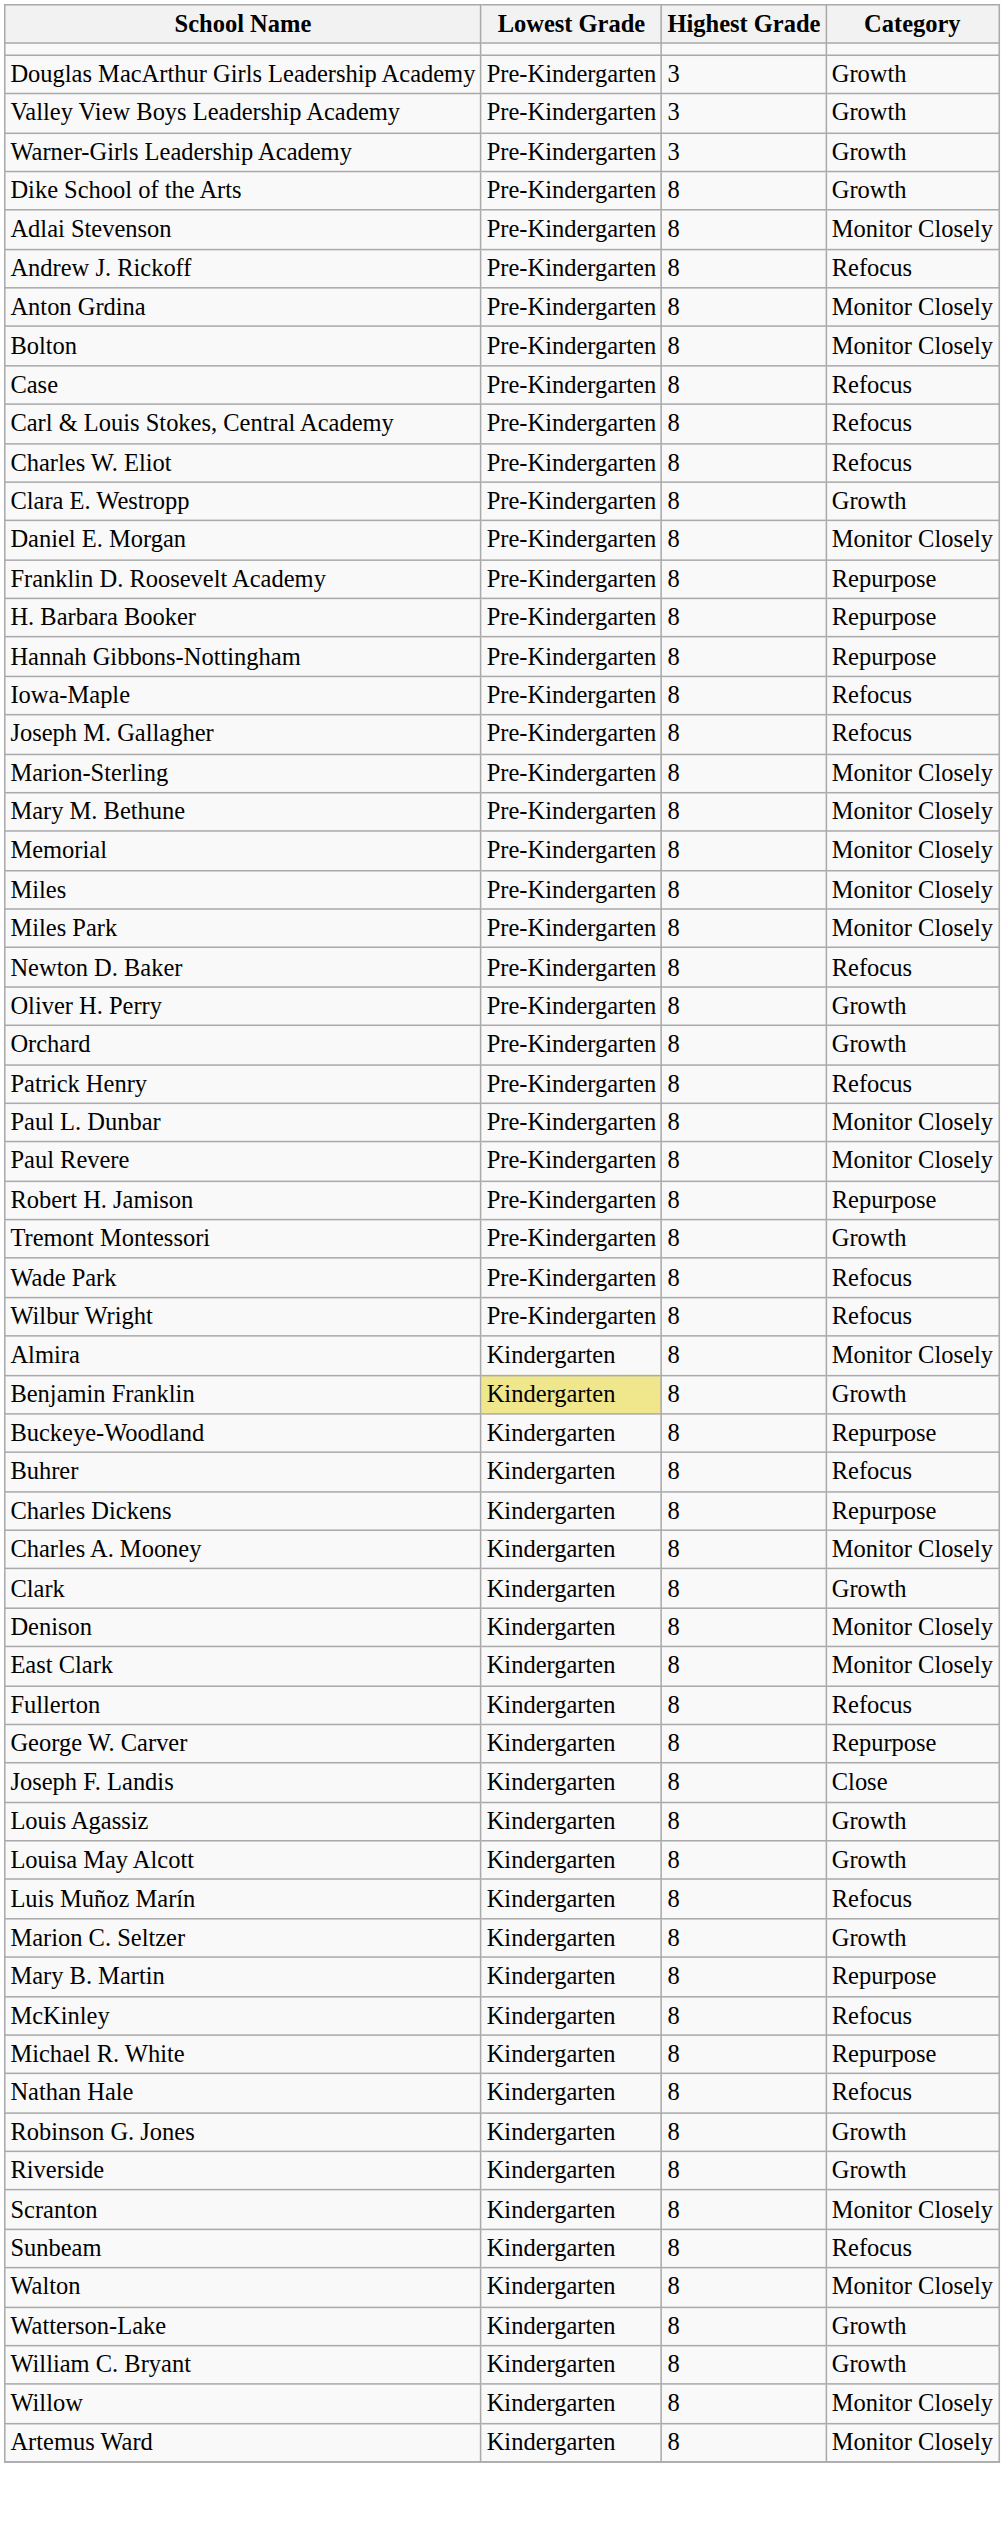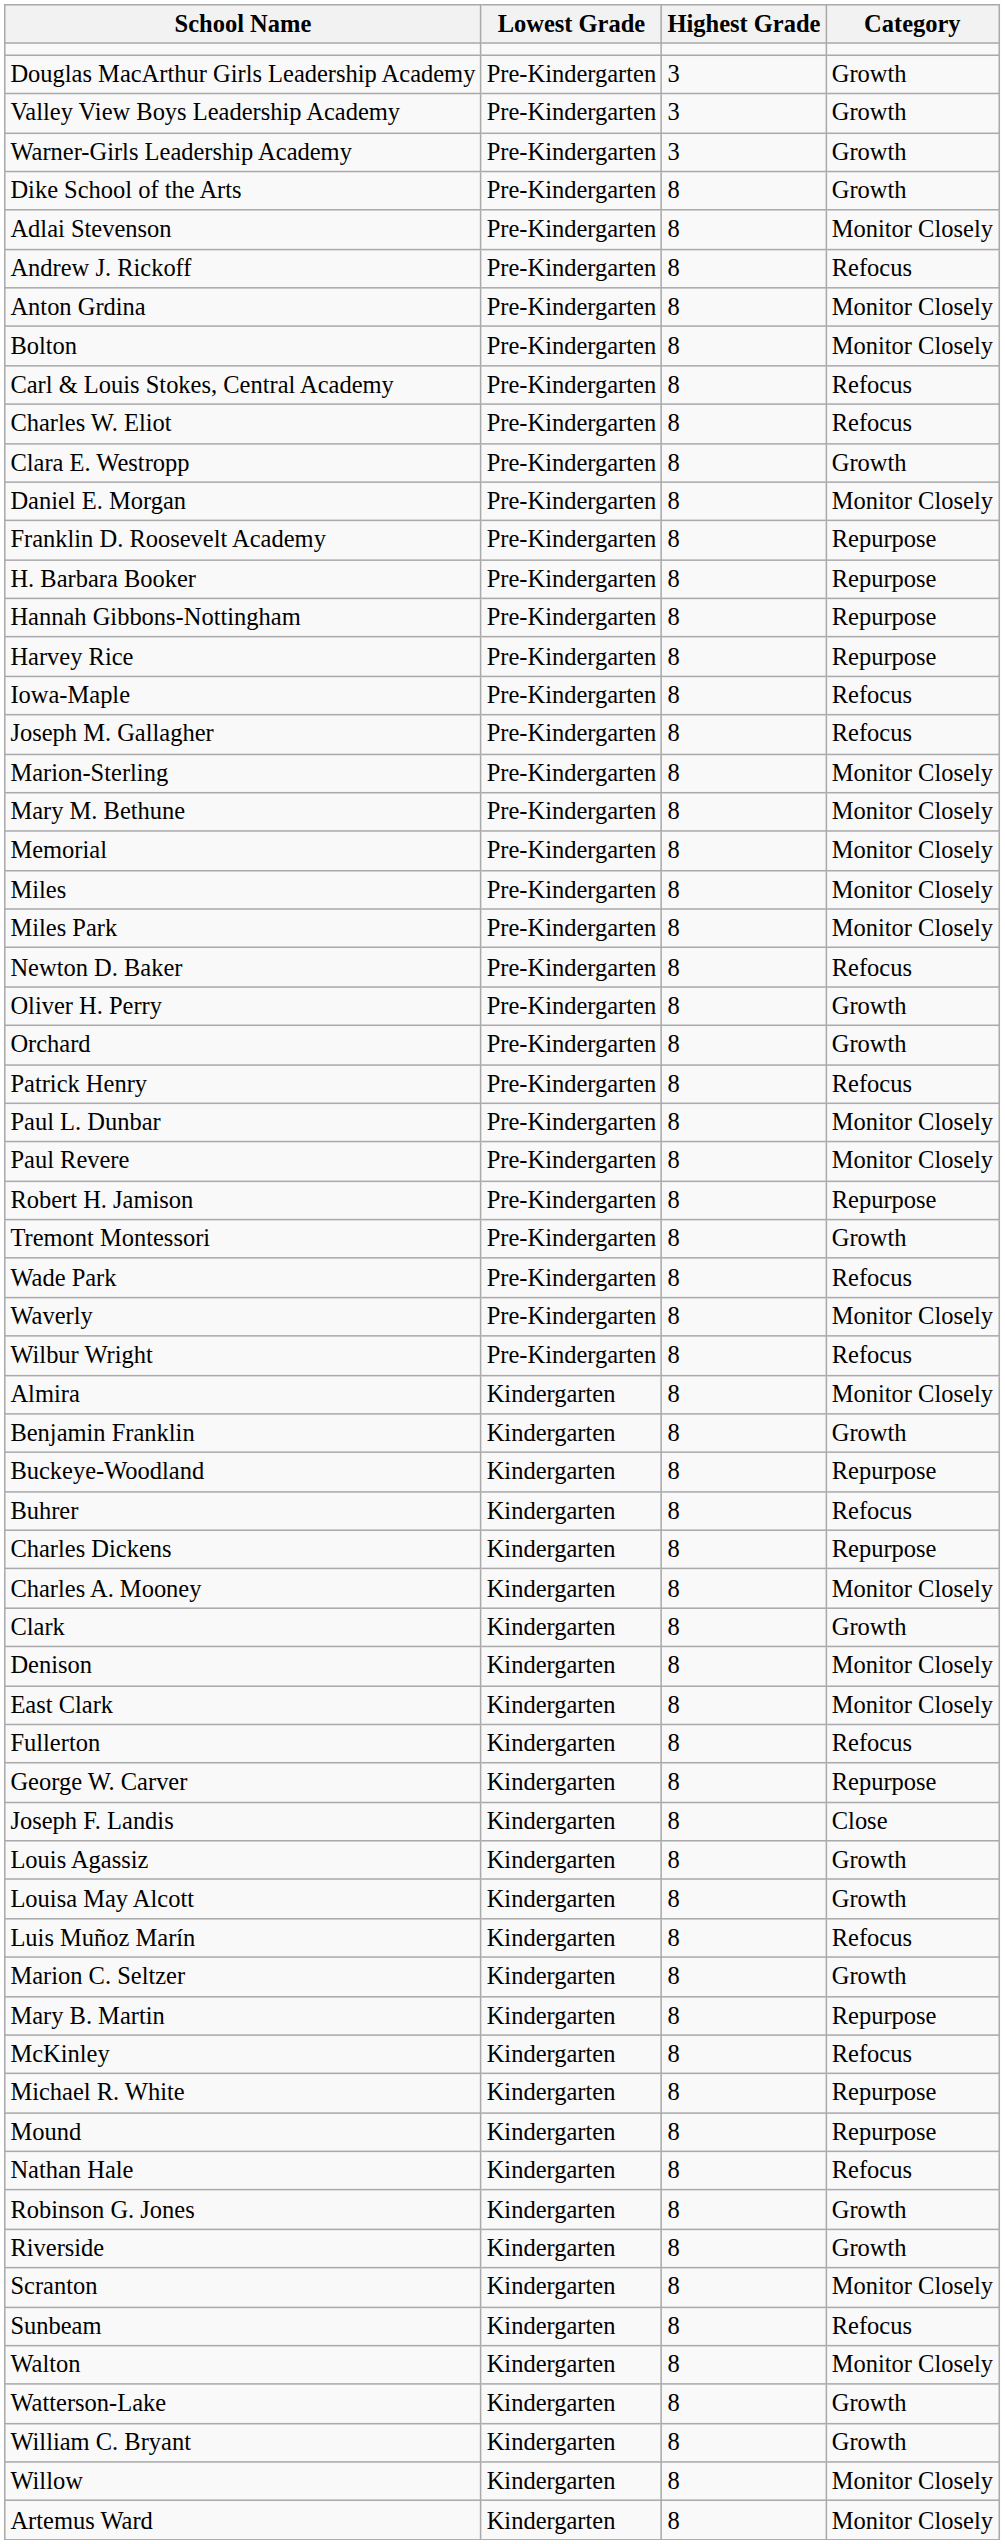- row: (34, 384)
+ row: (72, 656)
+ row: (52, 1316)
(551, 1394) khaki background -> (551, 1432) no background
+ row: (46, 2131)
